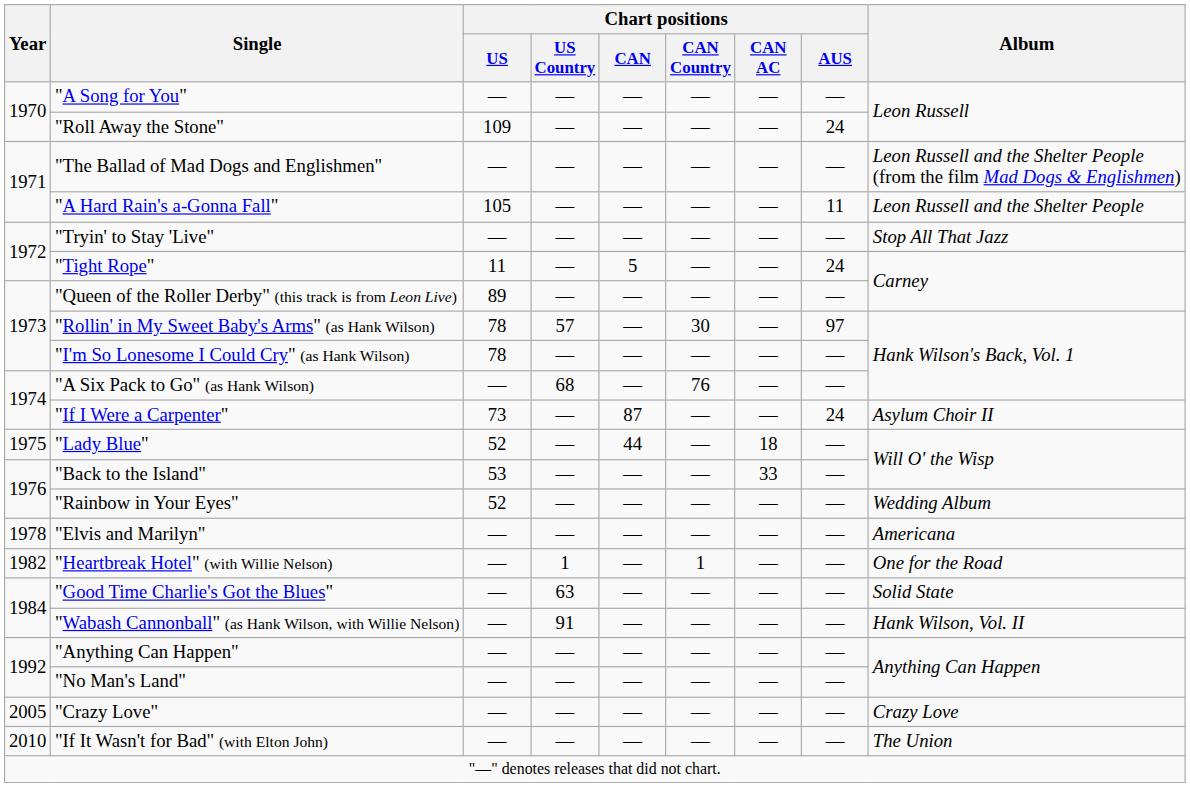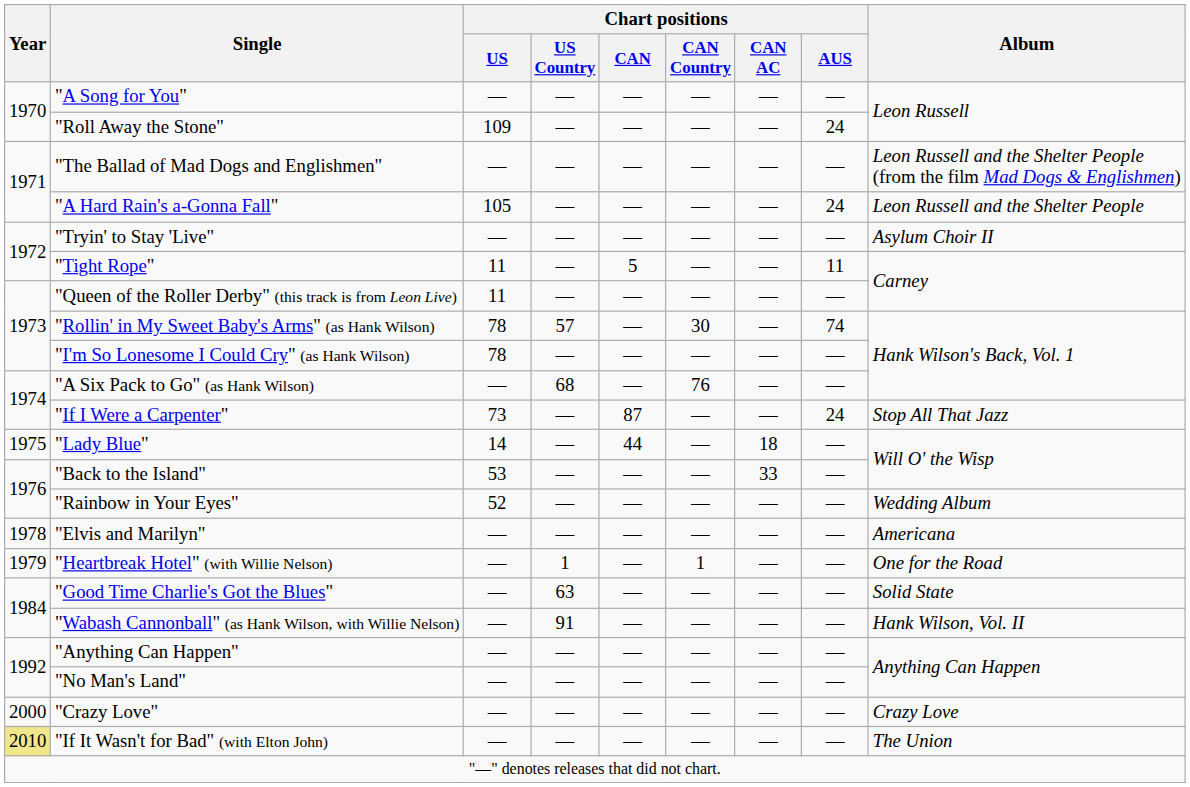(835, 206) 11 -> (835, 206) 24
(941, 236) Stop All That Jazz -> (933, 236) Asylum Choir II
(835, 266) 24 -> (835, 266) 11
(497, 295) 89 -> (497, 295) 11
(835, 325) 97 -> (835, 325) 74
(933, 414) Asylum Choir II -> (941, 414) Stop All That Jazz
(497, 444) 52 -> (497, 444) 14
(28, 563) 1982 -> (28, 563) 1979
(28, 711) 2005 -> (28, 711) 2000
(28, 741) no background -> (28, 741) khaki background
